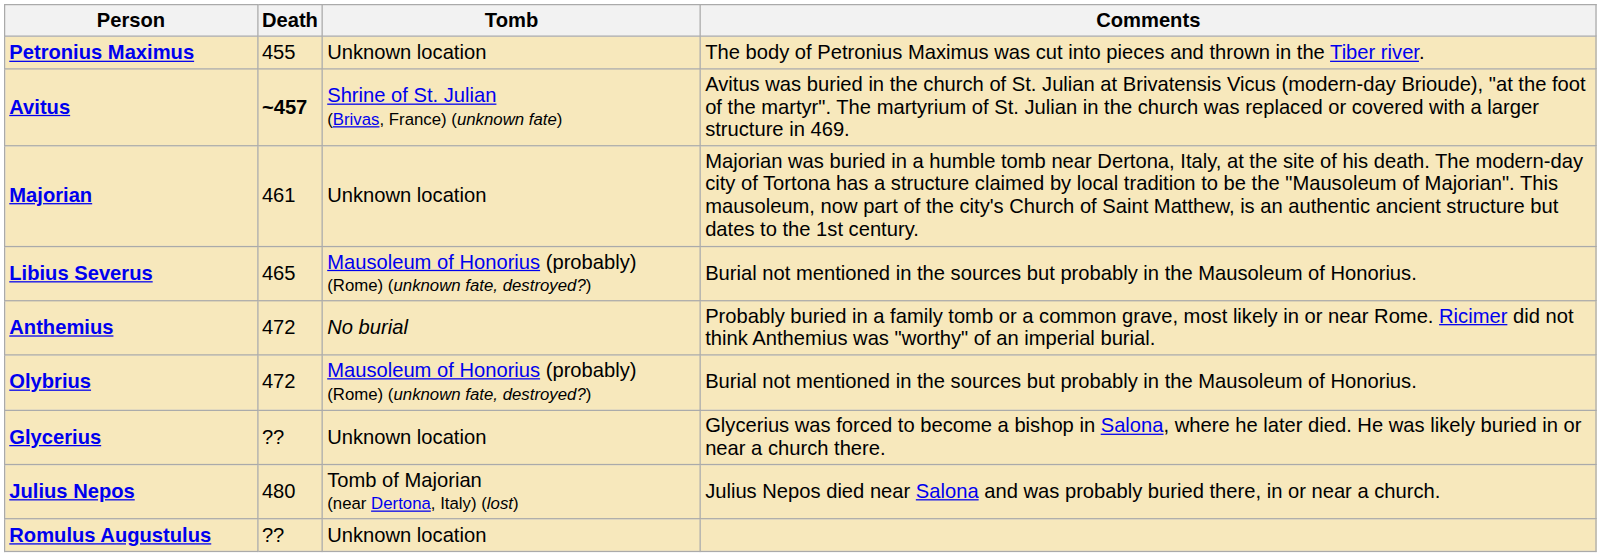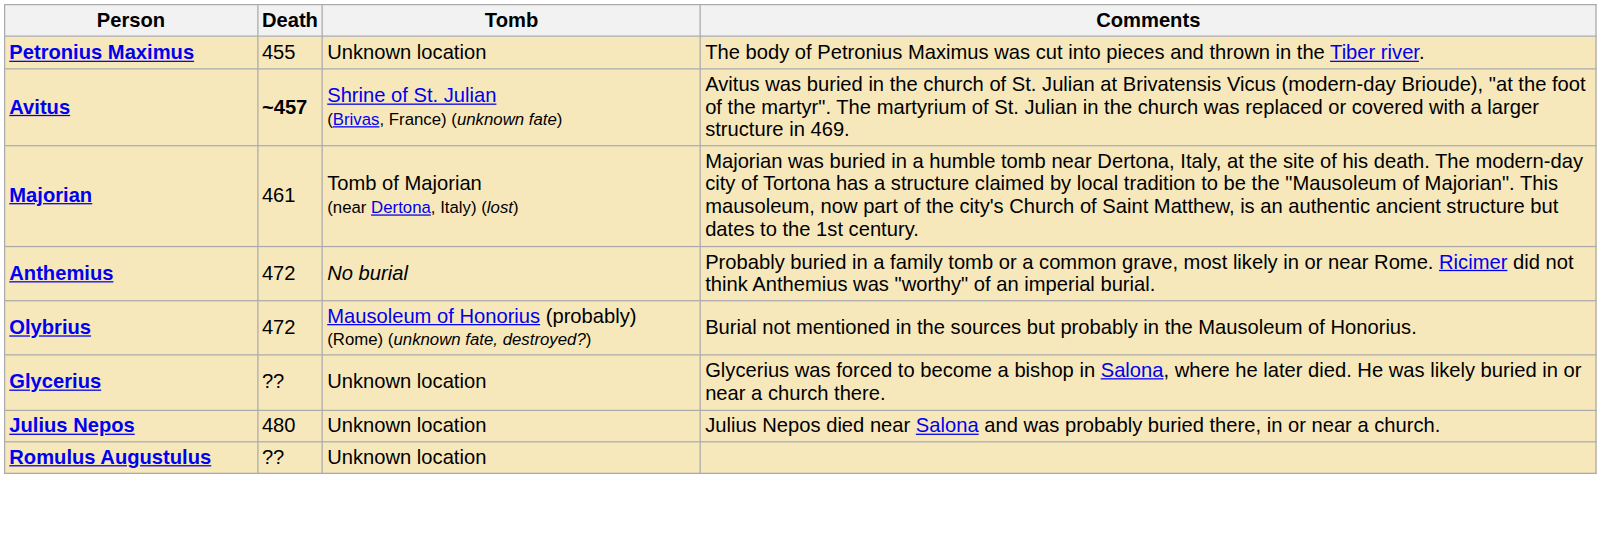(407, 195) Unknown location -> (423, 195) Tomb of Majorian (near Dertona, Italy) (lost)
- row: (81, 273)
(423, 491) Tomb of Majorian (near Dertona, Italy) (lost) -> (407, 425) Unknown location
